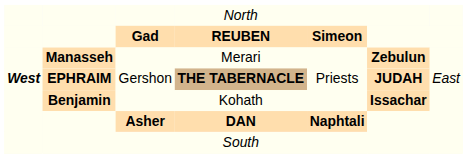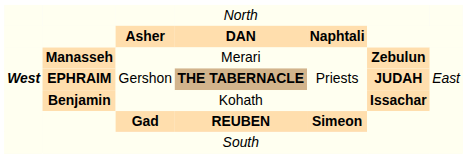rows swapped: (241, 121) <-> (241, 36)
